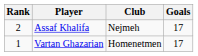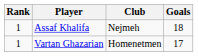(18, 28) 2 -> (18, 28) 1
(178, 28) 17 -> (178, 28) 18
